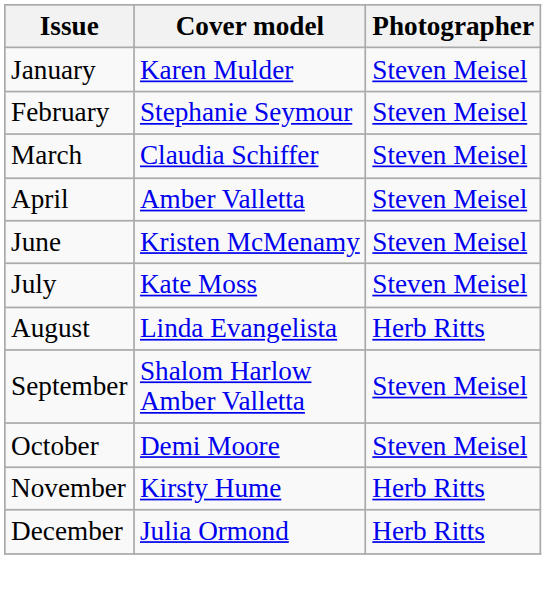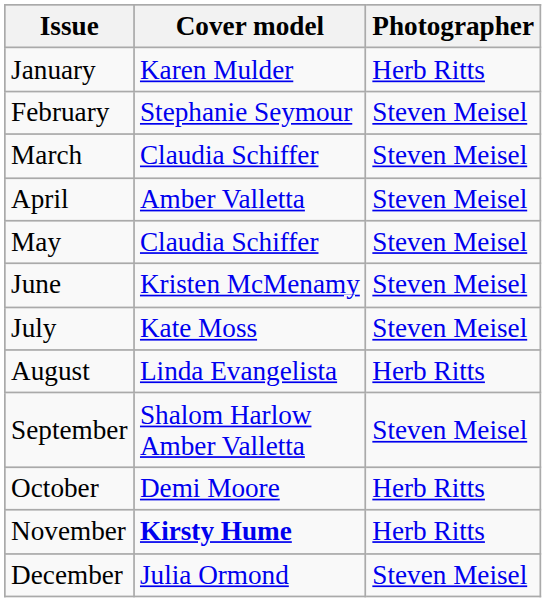(450, 69) Steven Meisel -> (429, 69) Herb Ritts
+ row: (36, 241)
(450, 444) Steven Meisel -> (429, 488) Herb Ritts
(211, 488) normal -> (216, 531) bold
(429, 531) Herb Ritts -> (450, 574) Steven Meisel
